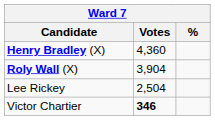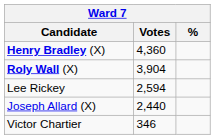(151, 87) 2,504 -> (151, 87) 2,594
+ row: (52, 106)
(146, 106) bold -> (146, 124) normal
